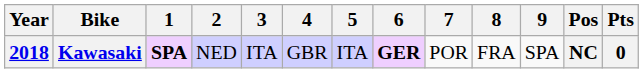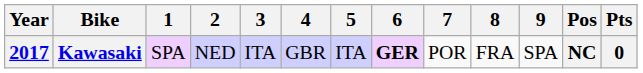(29, 51) 2018 -> (29, 51) 2017
(169, 51) bold -> (168, 51) normal
